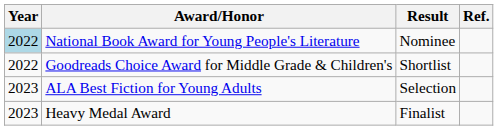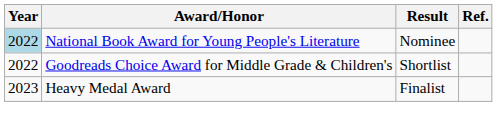- row: (153, 88)
